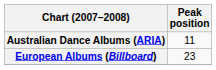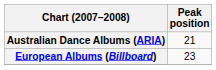(190, 40) 11 -> (190, 40) 21
